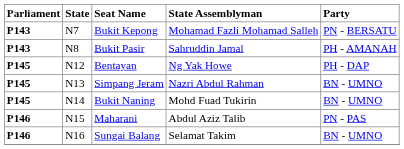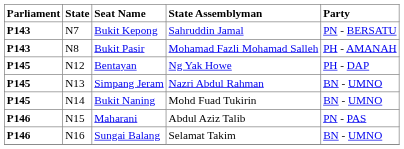(243, 30) Mohamad Fazli Mohamad Salleh -> (206, 30) Sahruddin Jamal
(206, 48) Sahruddin Jamal -> (243, 48) Mohamad Fazli Mohamad Salleh
